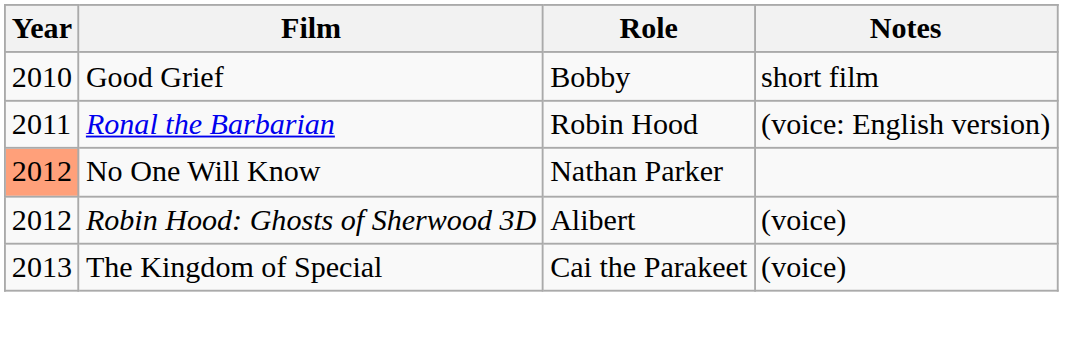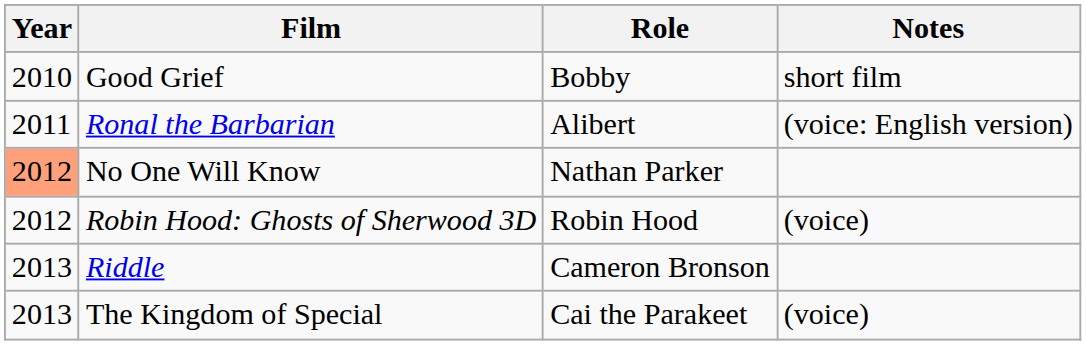(624, 123) Robin Hood -> (593, 123) Alibert
(593, 219) Alibert -> (624, 219) Robin Hood
+ row: (125, 266)
